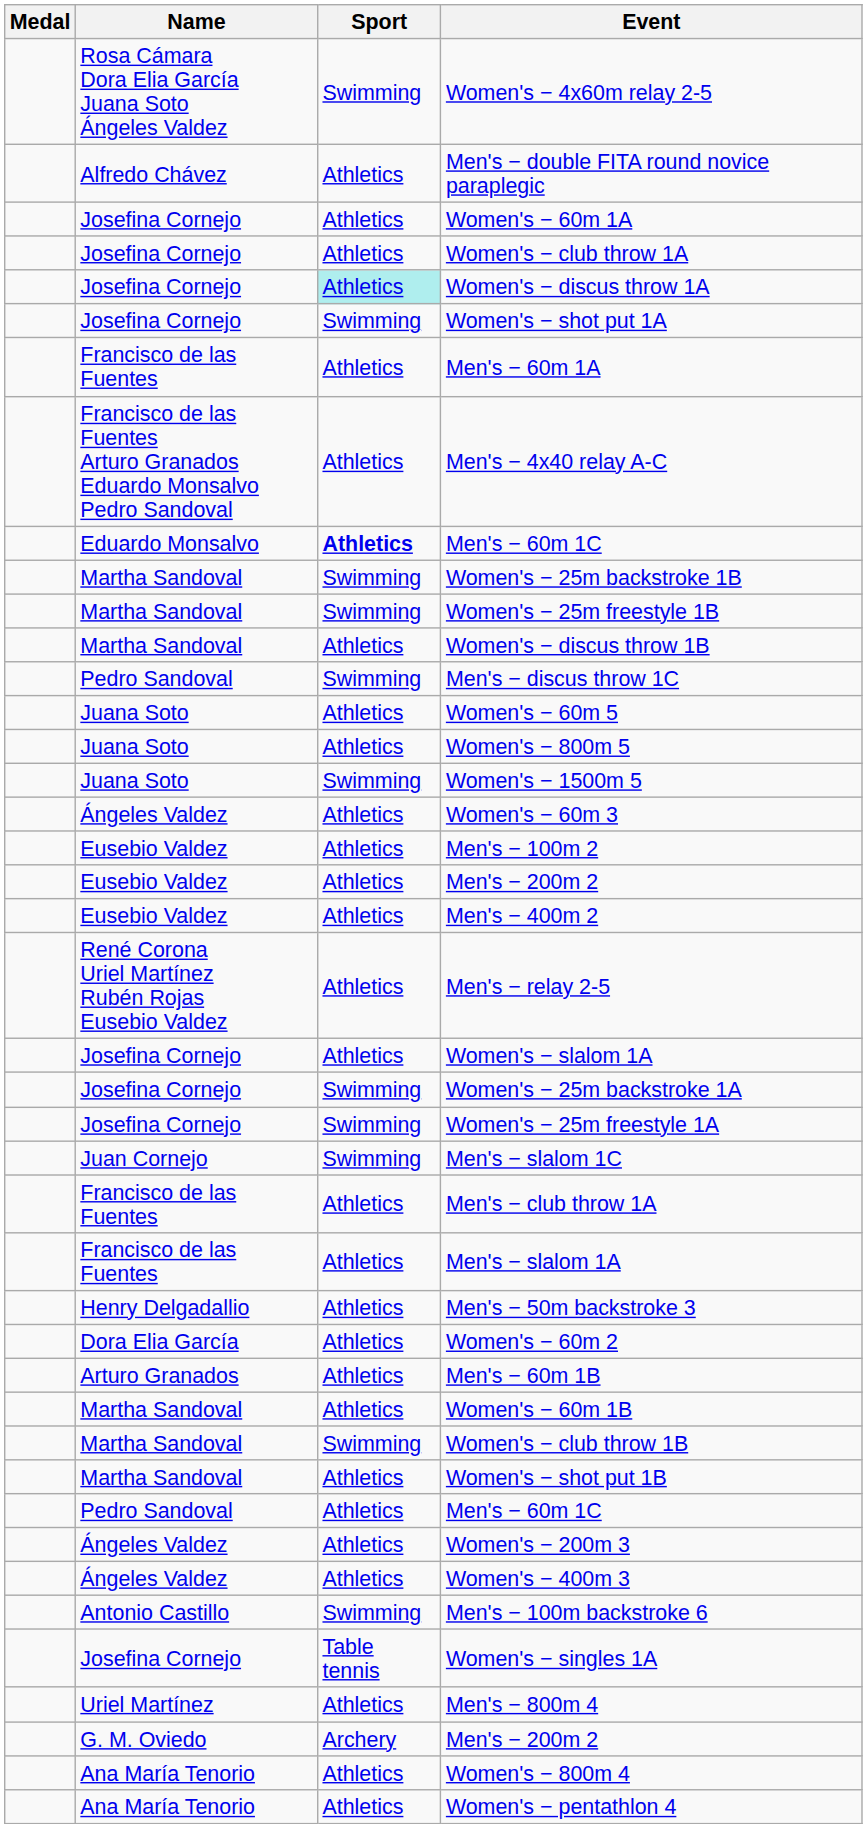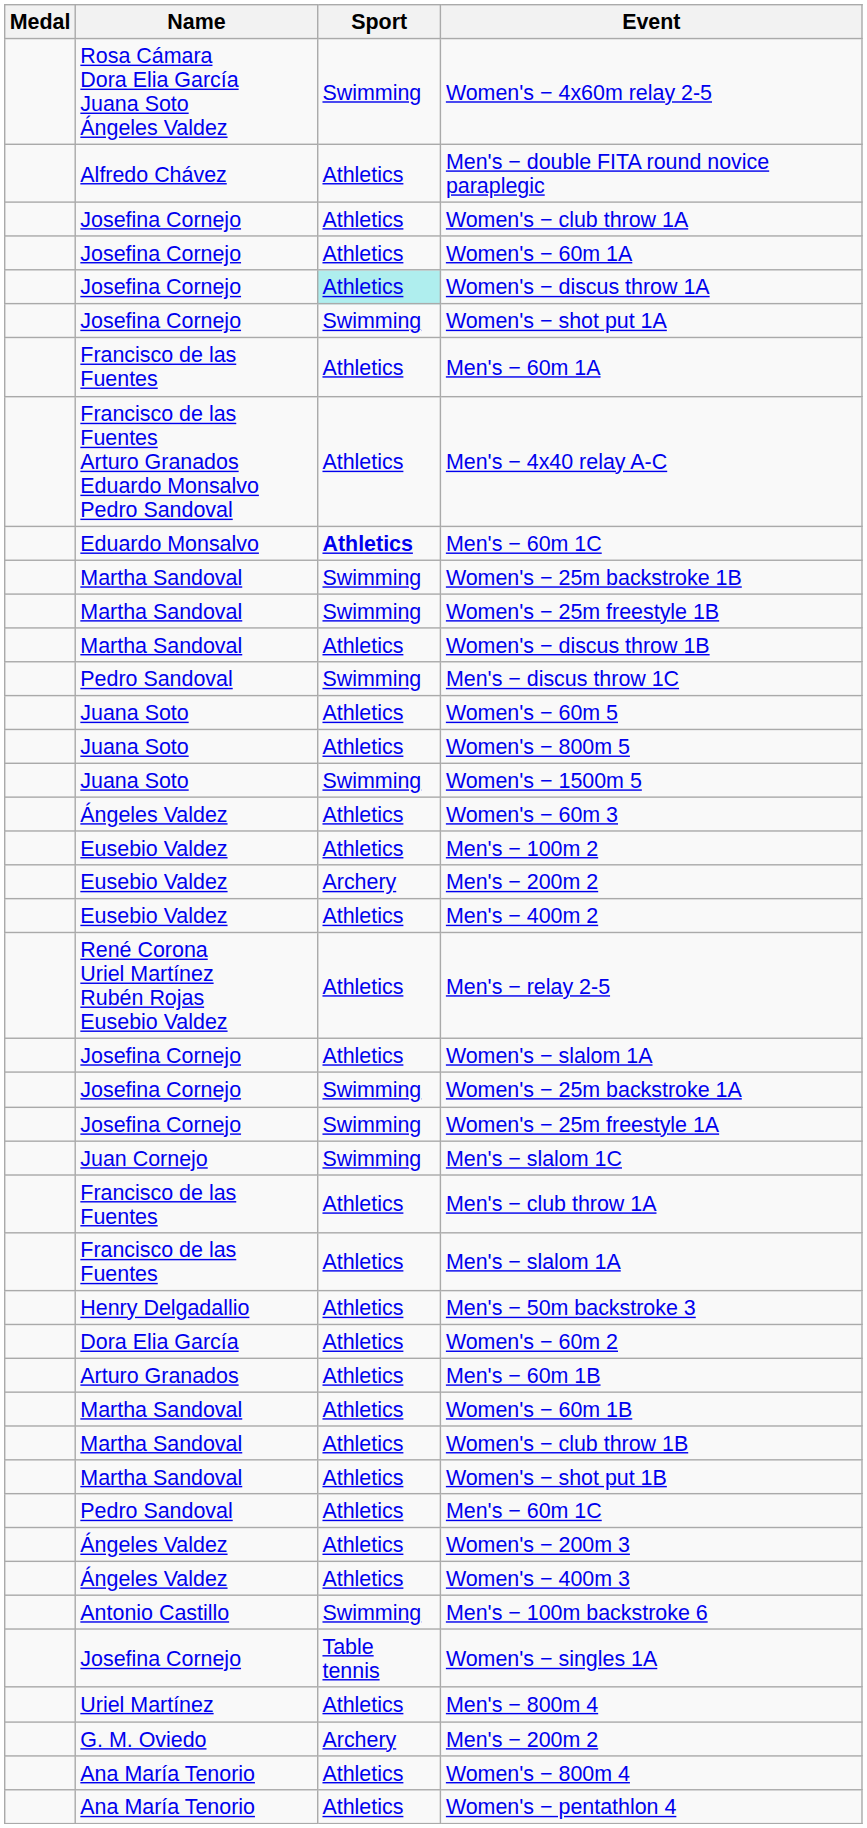rows swapped: (161, 220) <-> (161, 253)
(363, 882) Athletics -> (359, 882) Archery
(372, 1443) Swimming -> (363, 1443) Athletics
